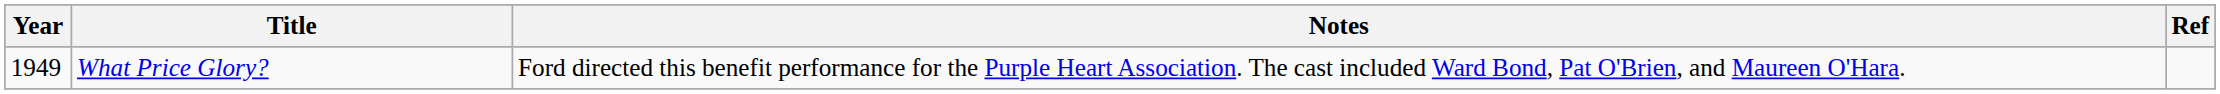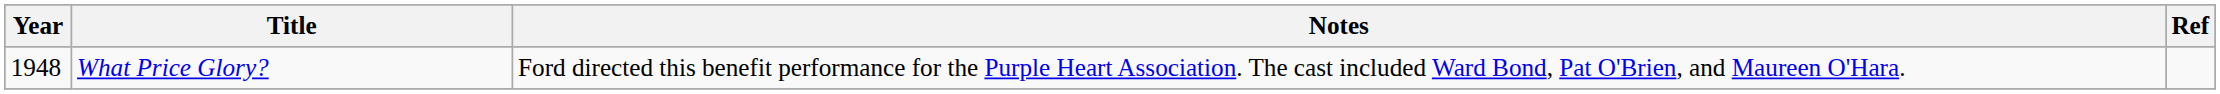(36, 67) 1949 -> (36, 67) 1948
